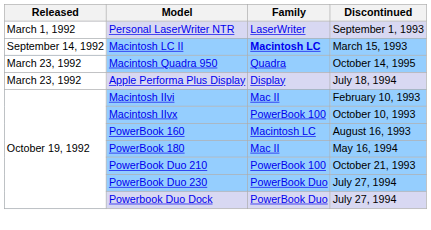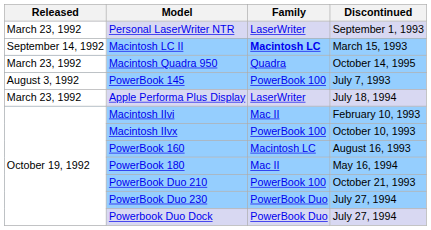(41, 30) March 1, 1992 -> (44, 30) March 23, 1992
+ row: (147, 81)
(268, 81) Display -> (278, 98) LaserWriter
